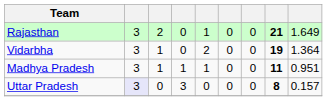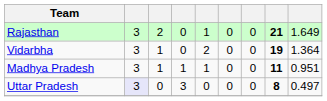(305, 86) 0.157 -> (305, 86) 0.497
